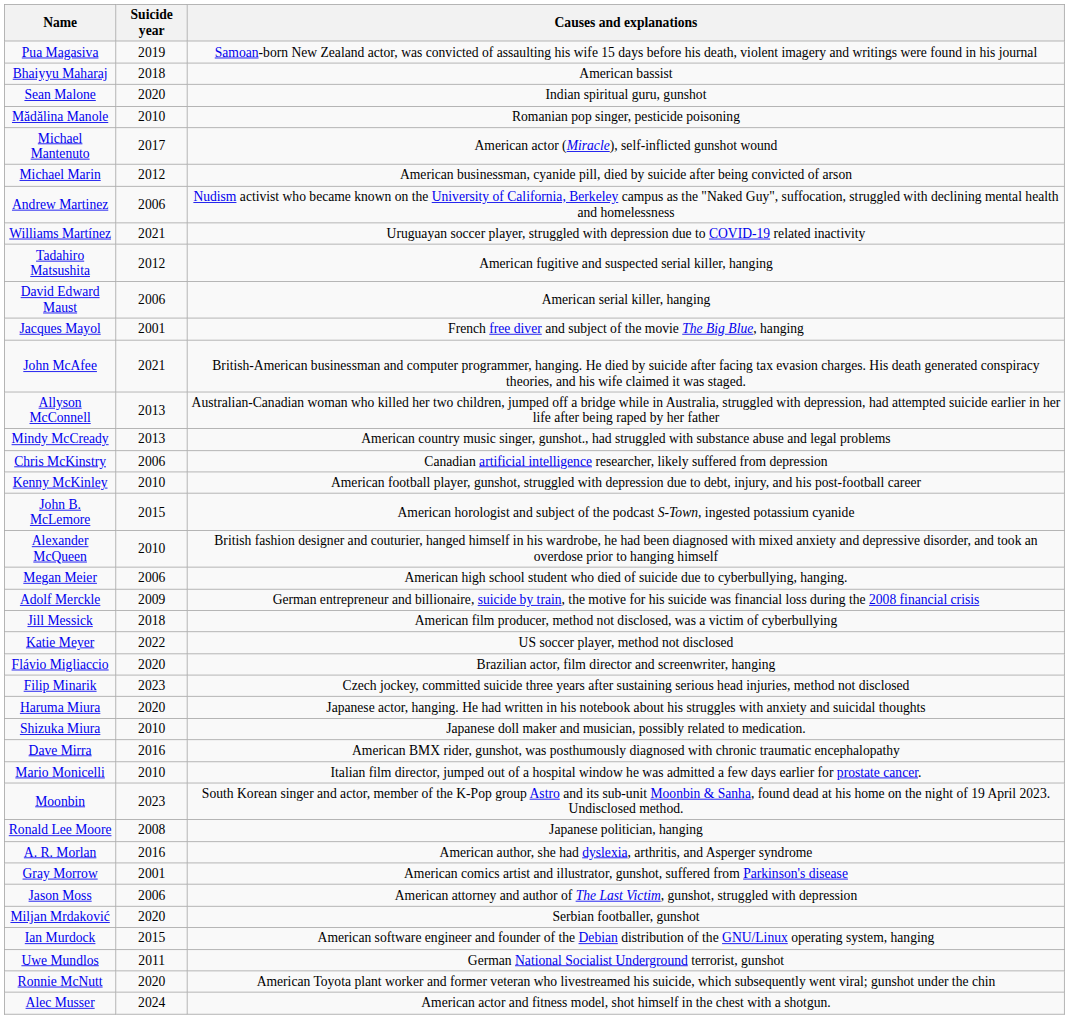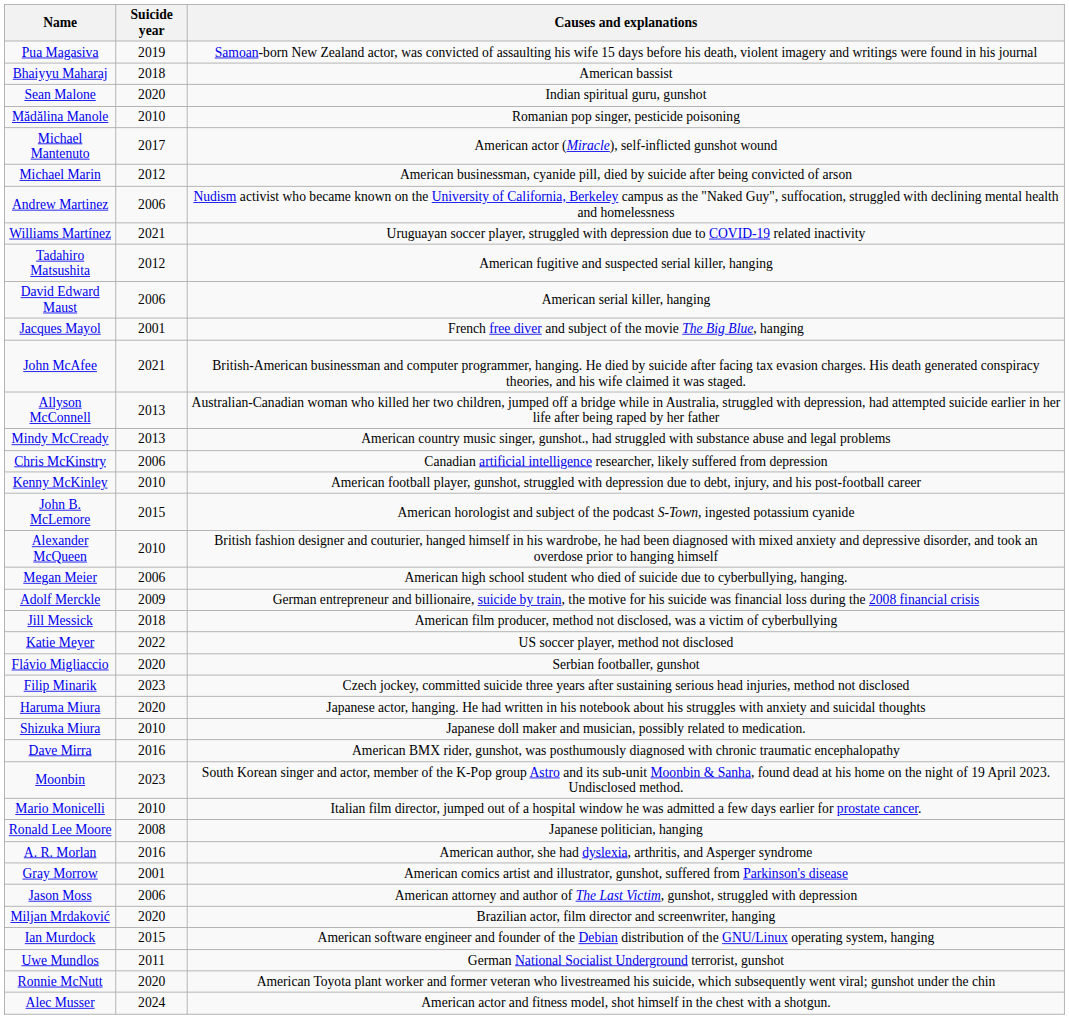(626, 664) Brazilian actor, film director and screenwriter, hanging -> (626, 664) Serbian footballer, gunshot
rows swapped: (60, 772) <-> (60, 801)
(626, 916) Serbian footballer, gunshot -> (626, 916) Brazilian actor, film director and screenwriter, hanging
